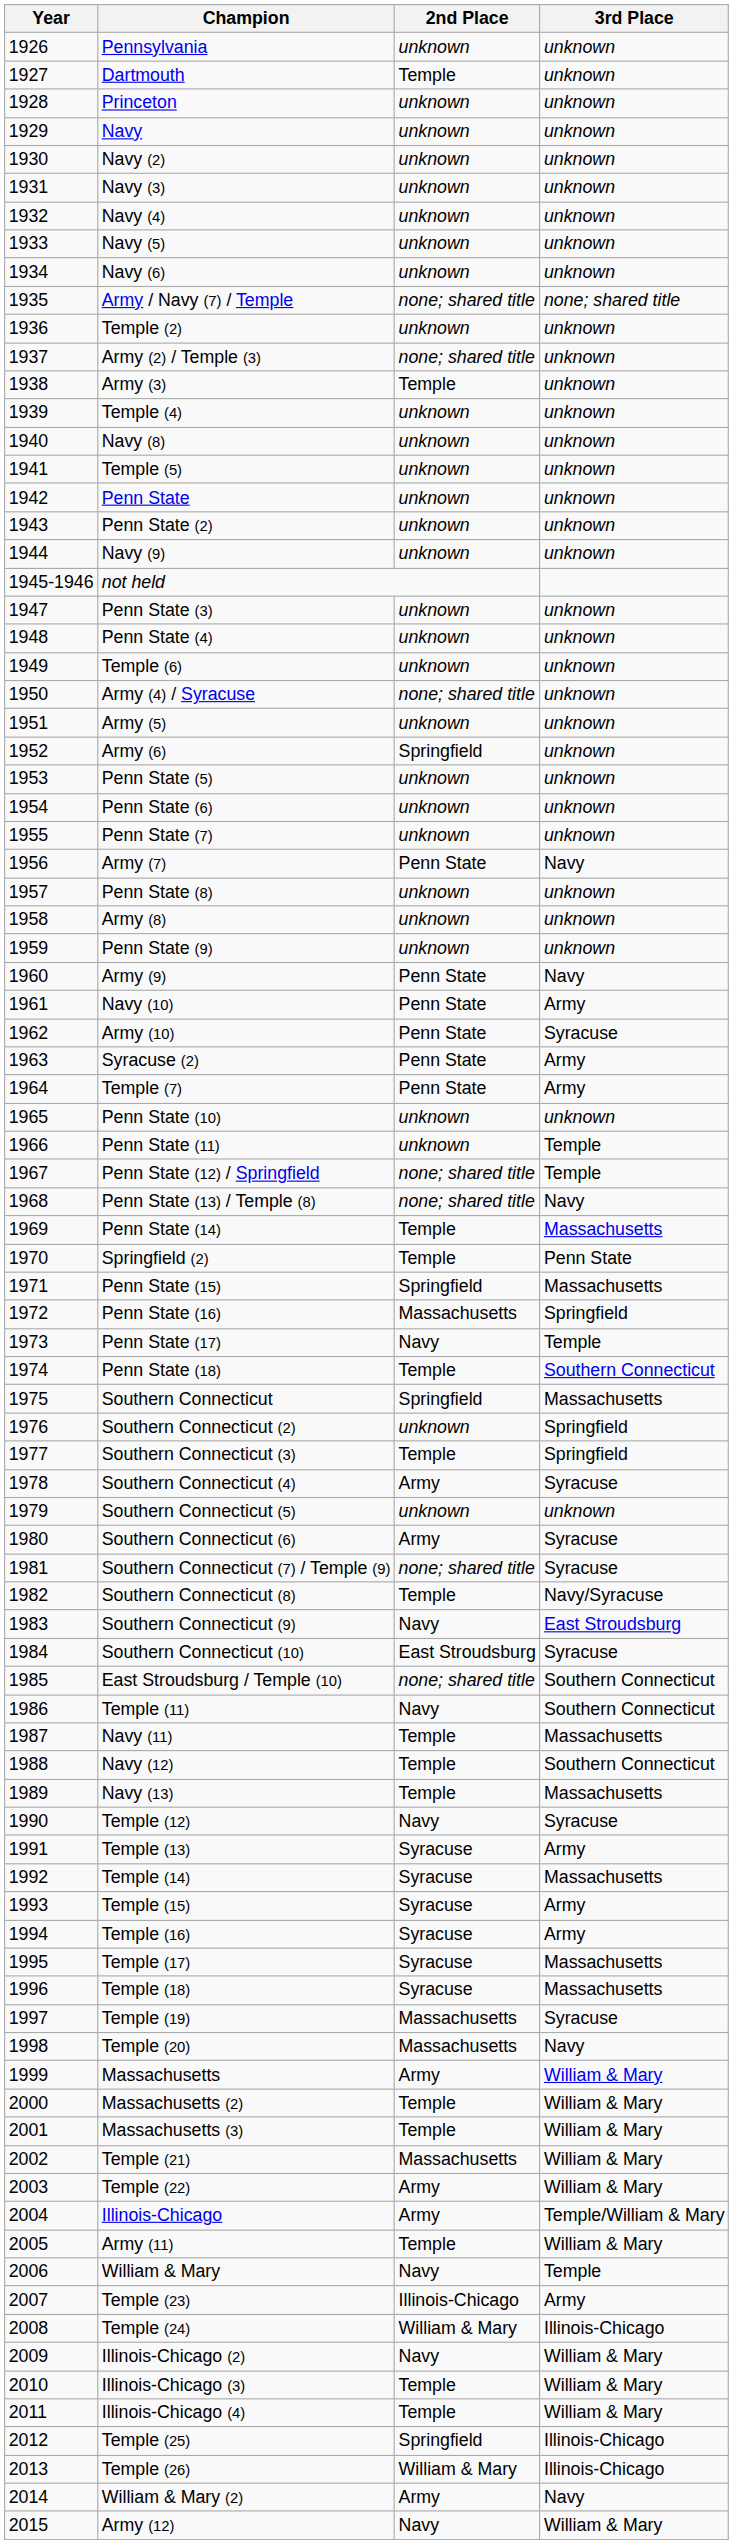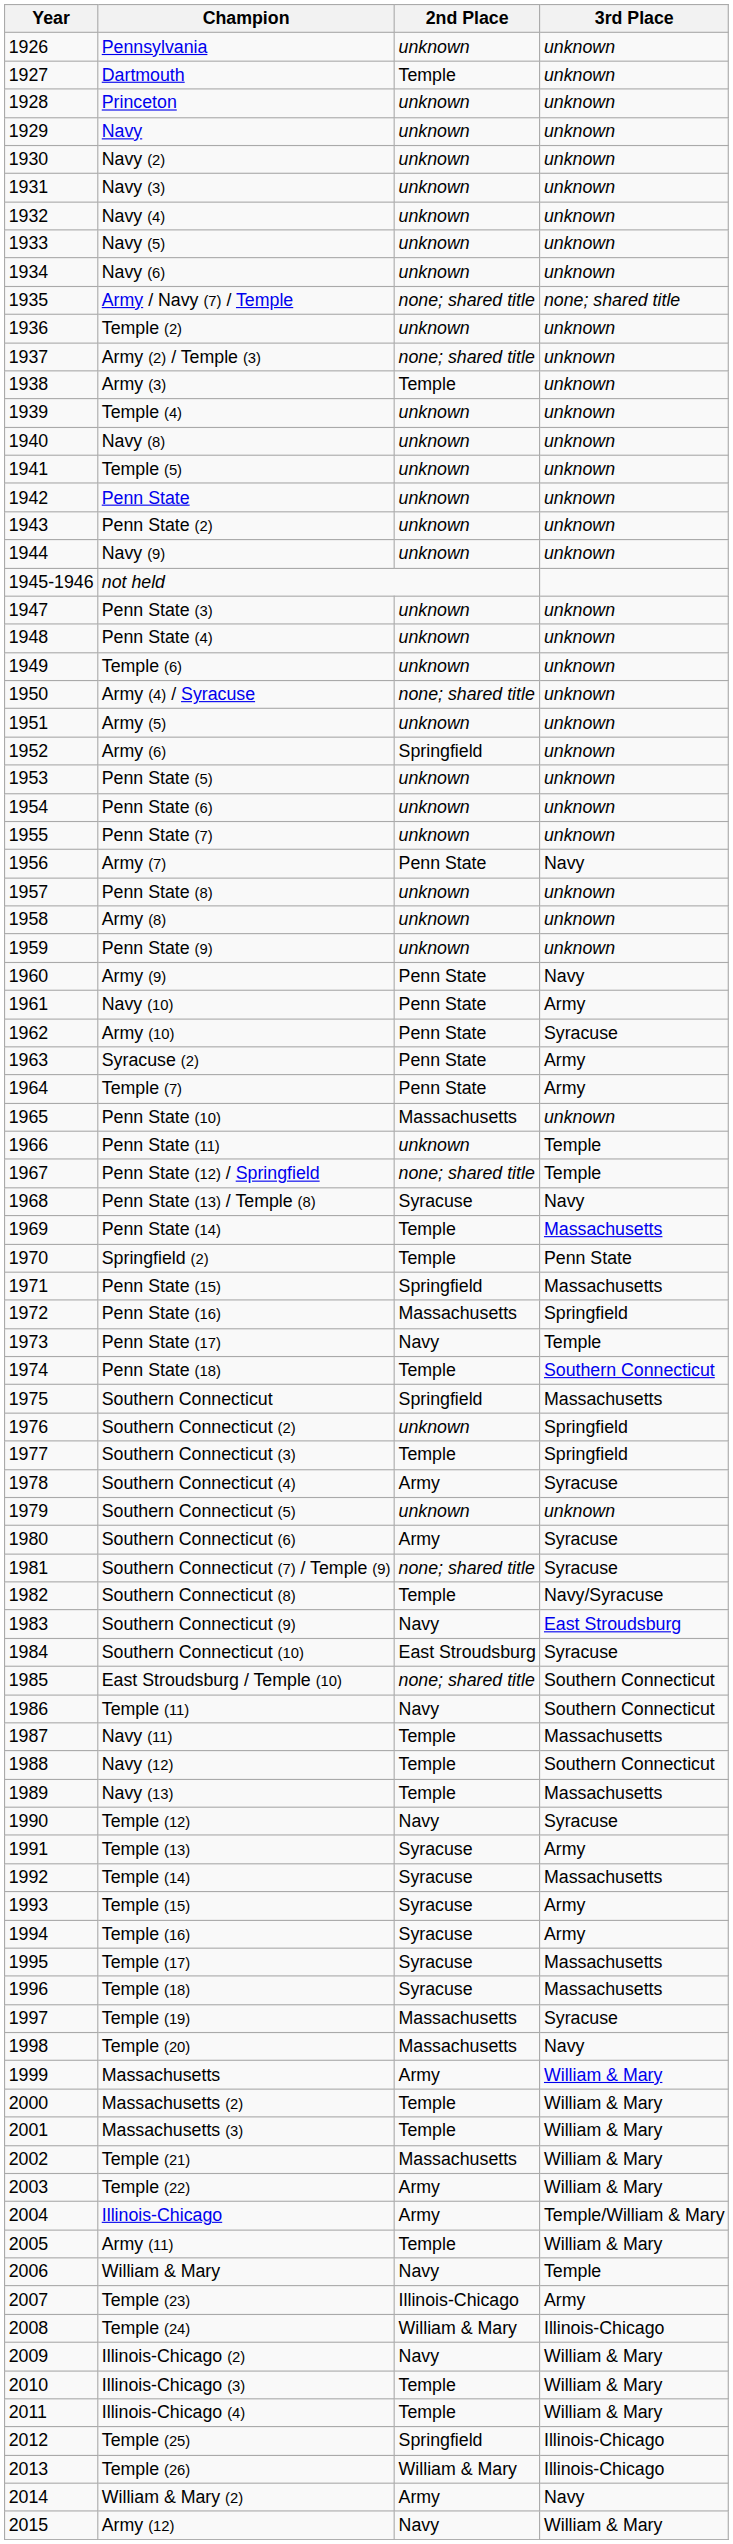(434, 1117) unknown -> (458, 1117) Massachusetts
(467, 1201) none; shared title -> (436, 1201) Syracuse
